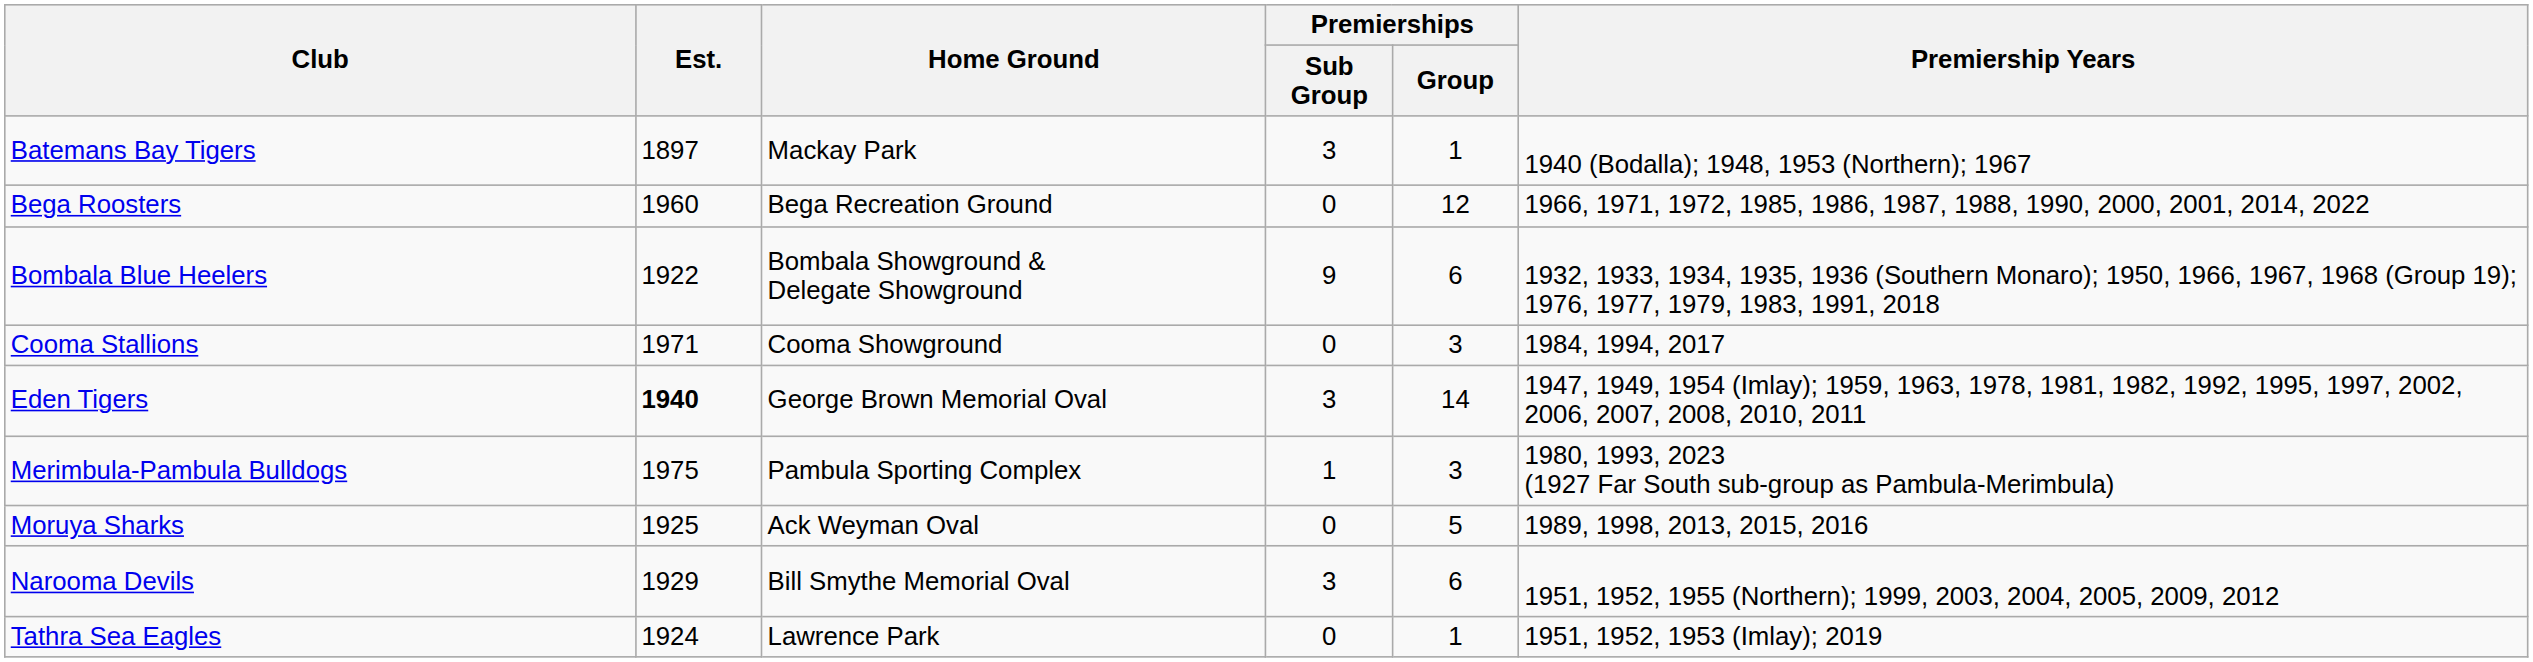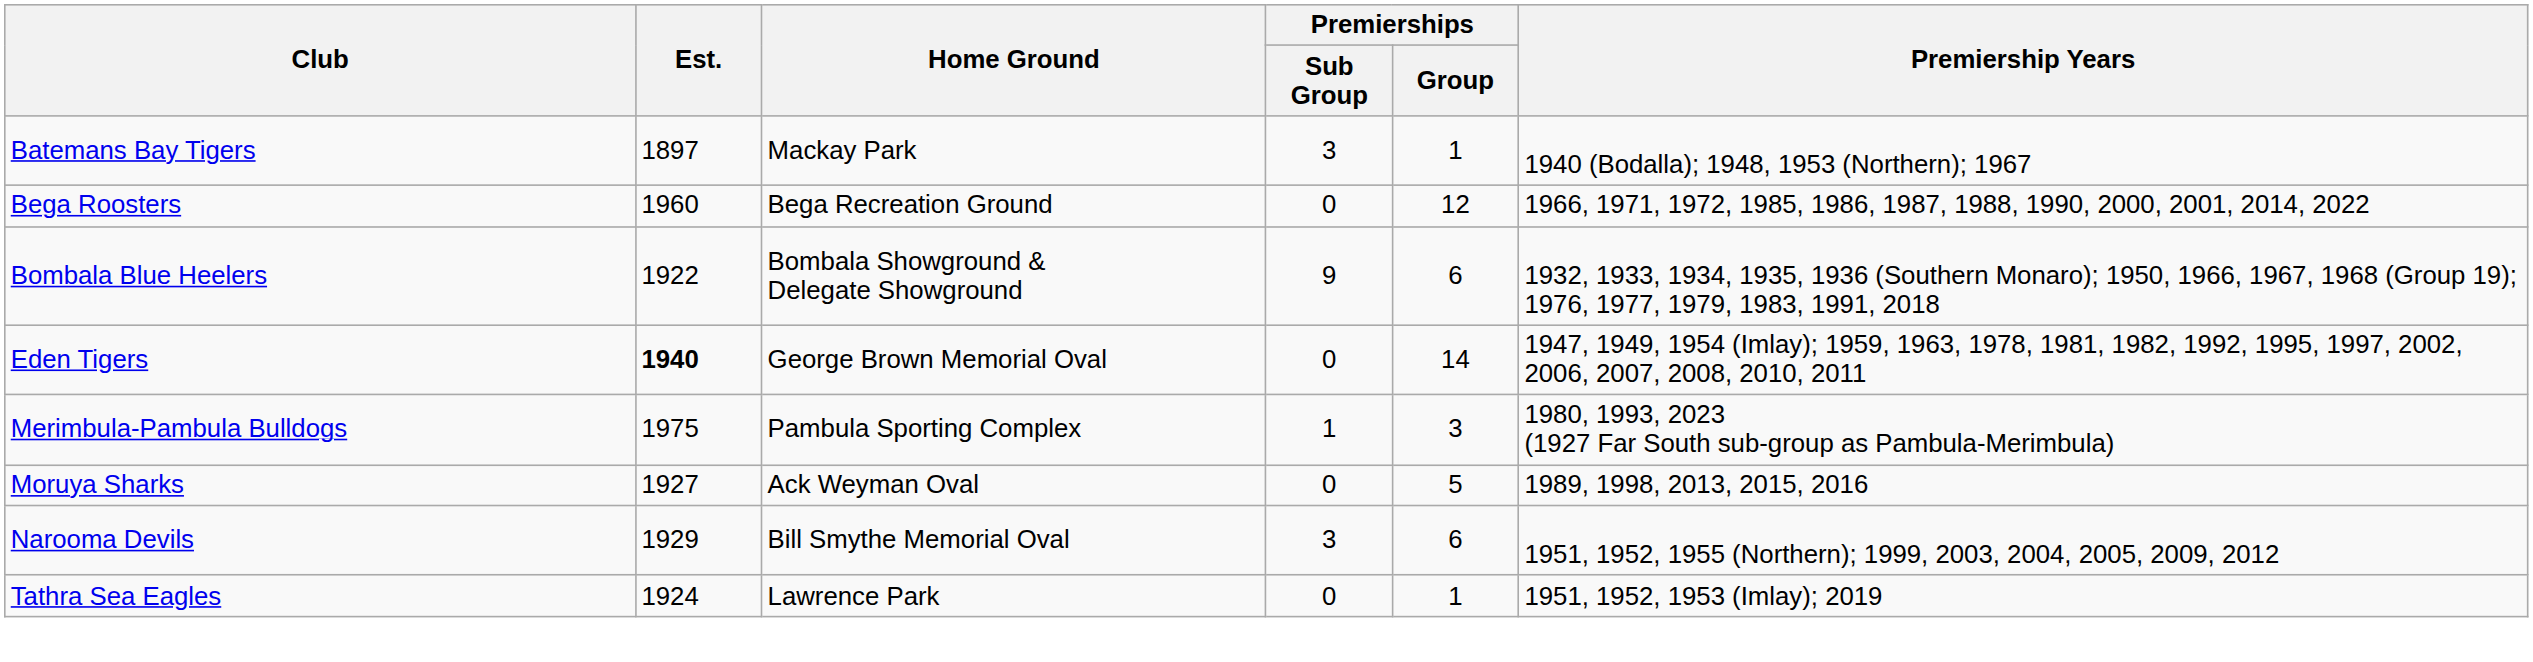- row: (105, 345)
(1329, 400) 3 -> (1329, 359) 0
(670, 525) 1925 -> (670, 484) 1927
